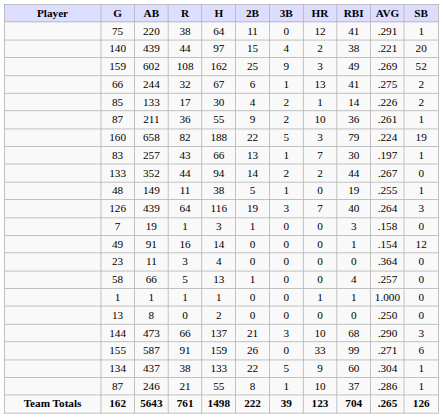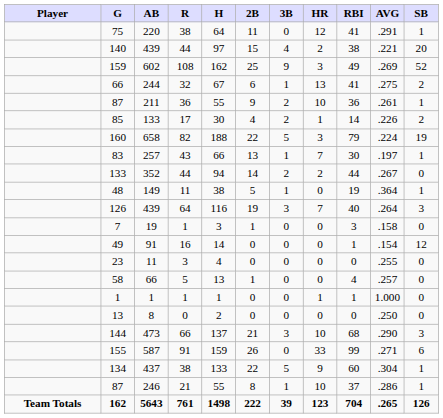rows swapped: (118, 119) <-> (118, 102)
(387, 191) .255 -> (387, 191) .364
(387, 262) .364 -> (387, 262) .255
